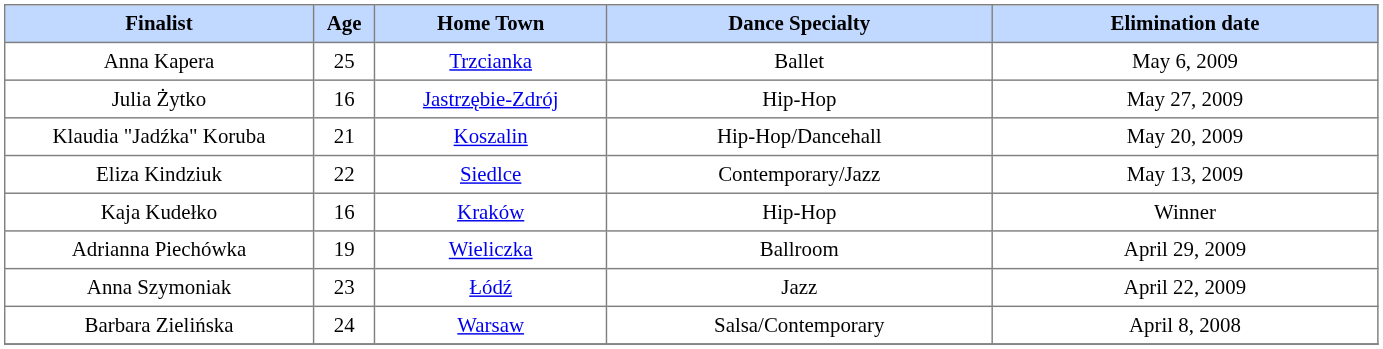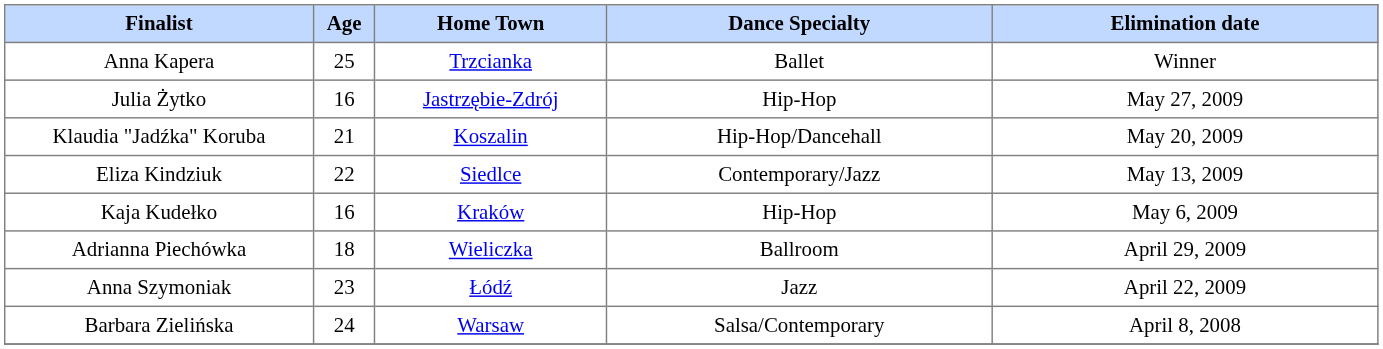(1185, 61) May 6, 2009 -> (1185, 61) Winner
(1185, 211) Winner -> (1185, 211) May 6, 2009
(344, 249) 19 -> (344, 249) 18
